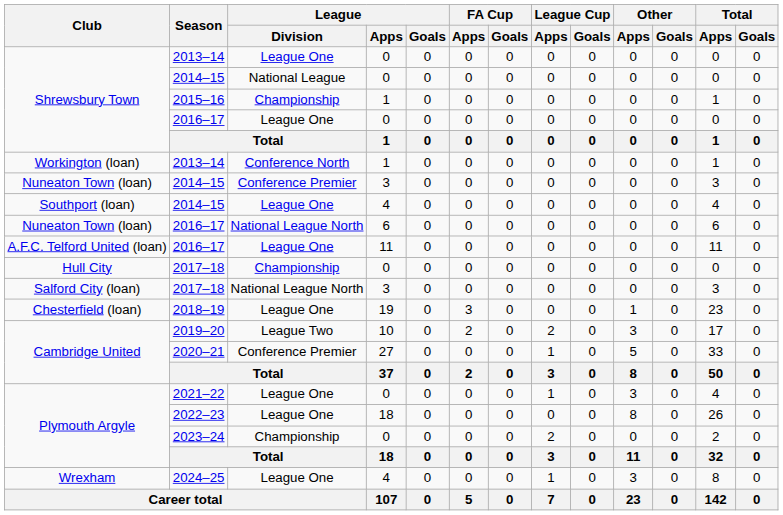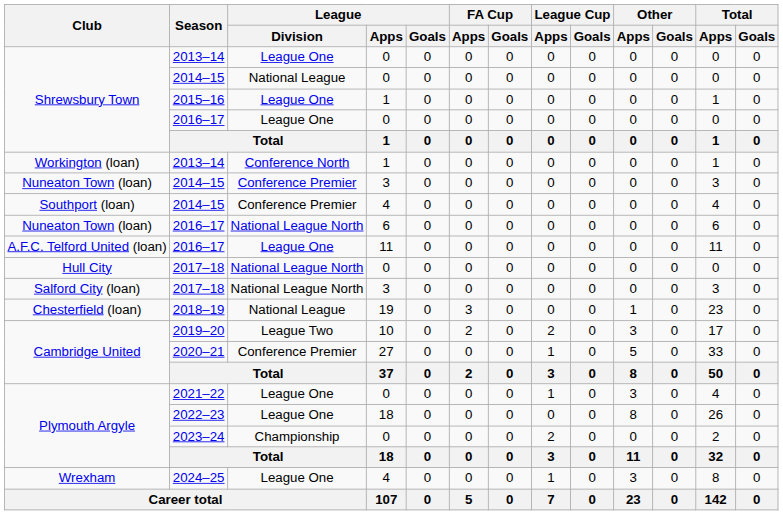(297, 99) Championship -> (297, 99) League One
(297, 204) League One -> (297, 204) Conference Premier
(297, 267) Championship -> (297, 267) National League North
(297, 309) League One -> (297, 309) National League
